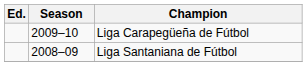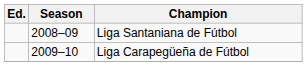rows swapped: (167, 52) <-> (173, 33)
